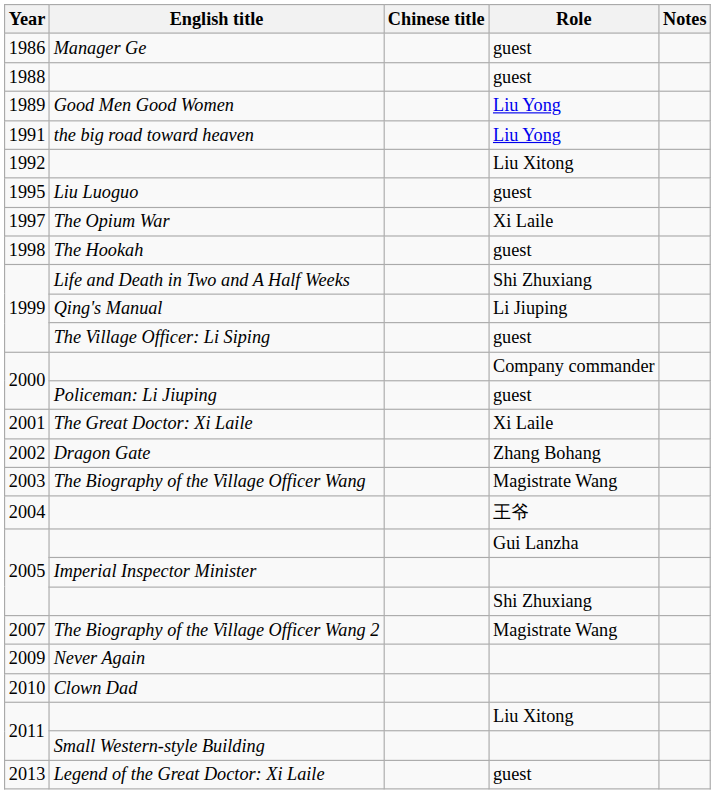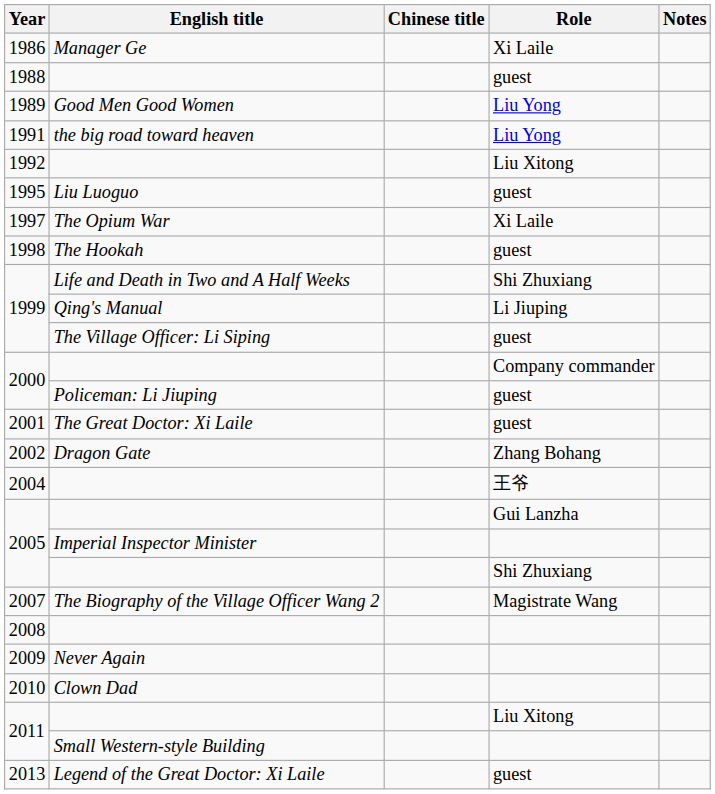(512, 47) guest -> (523, 47) Xi Laile
(523, 423) Xi Laile -> (512, 423) guest
- row: (27, 481)
+ row: (27, 629)
